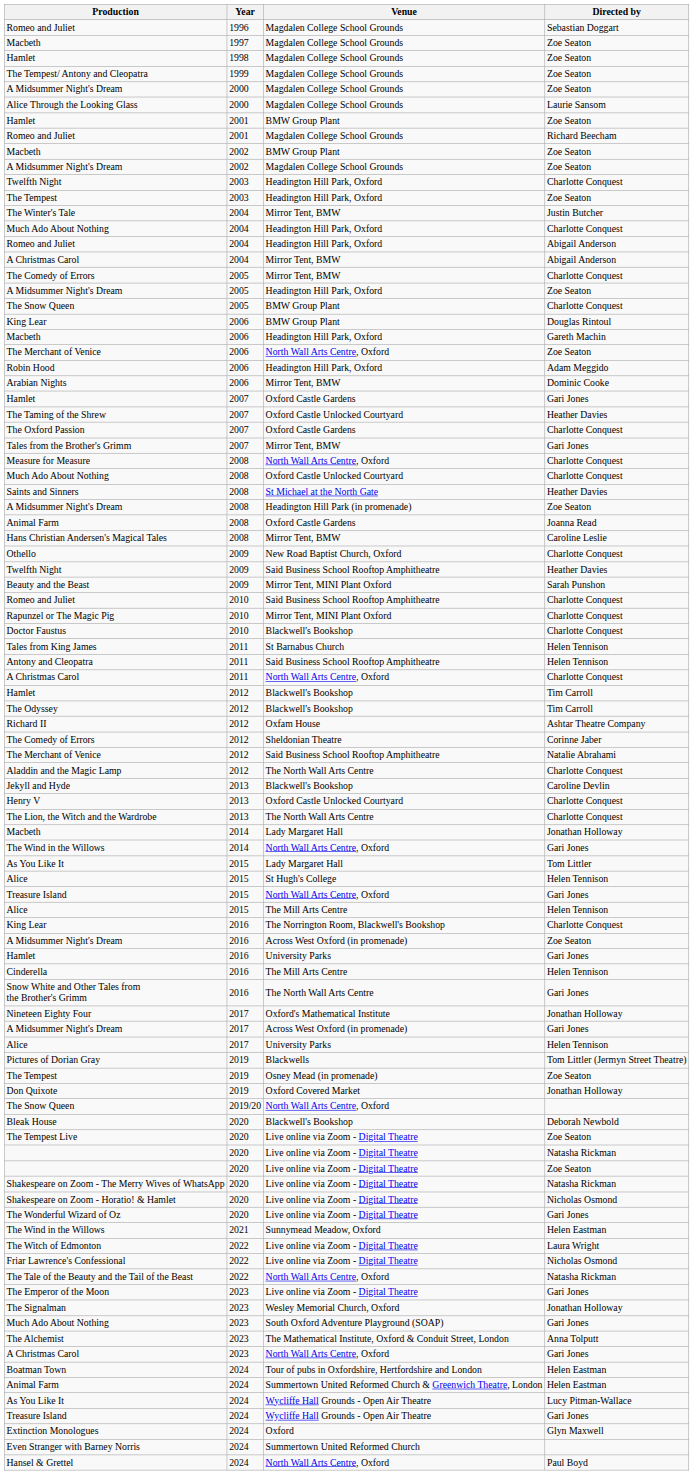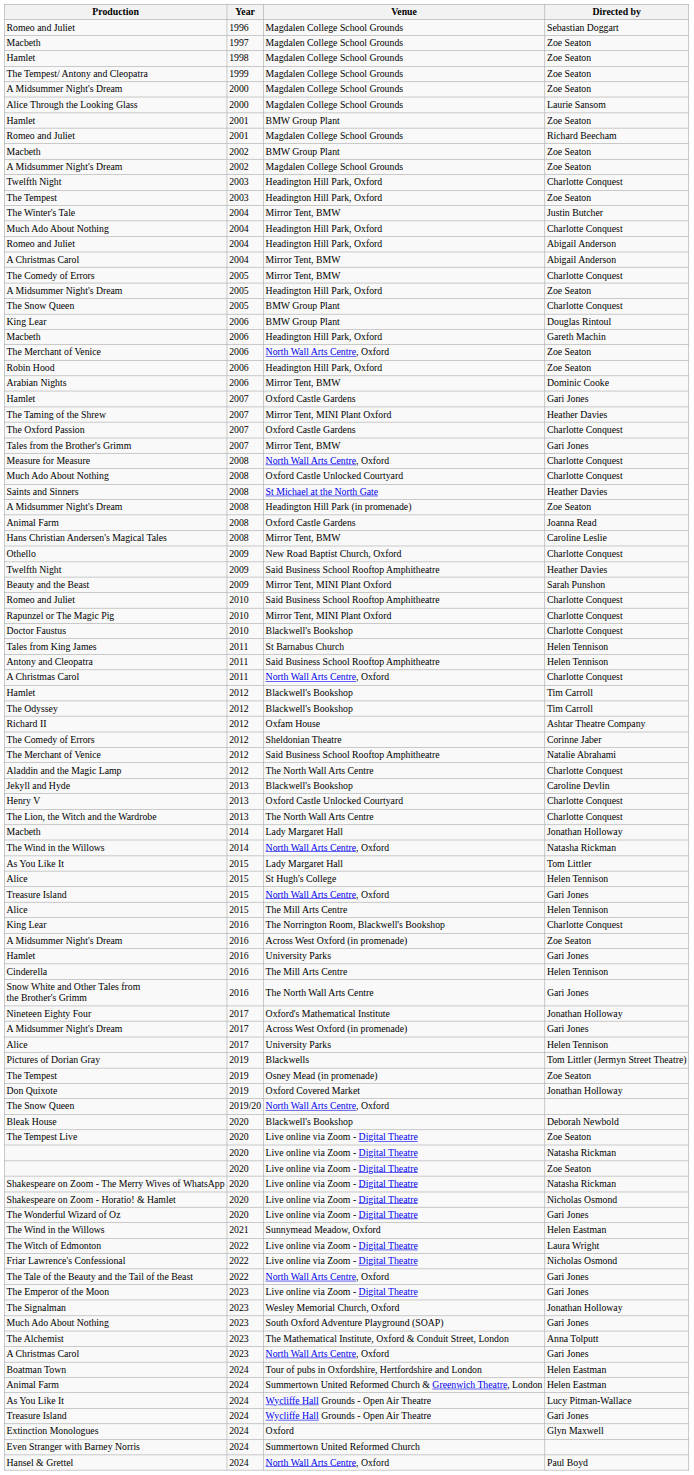(578, 368) Adam Meggido -> (569, 368) Zoe Seaton
(334, 414) Oxford Castle Unlocked Courtyard -> (328, 414) Mirror Tent, MINI Plant Oxford
(568, 848) Gari Jones -> (582, 848) Natasha Rickman
(582, 1276) Natasha Rickman -> (568, 1276) Gari Jones
